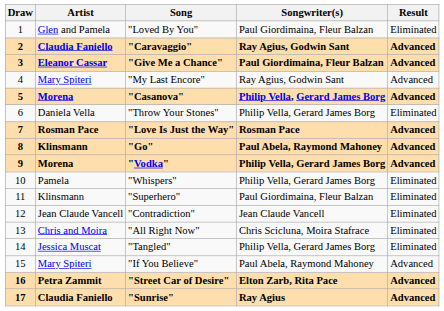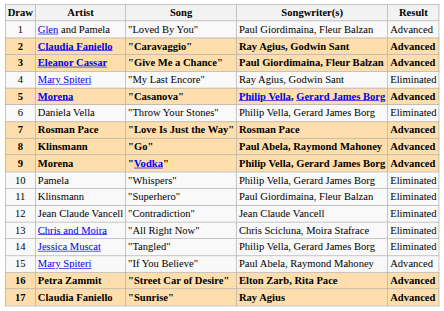(413, 29) Eliminated -> (412, 29) Advanced
(412, 79) Advanced -> (413, 79) Eliminated
